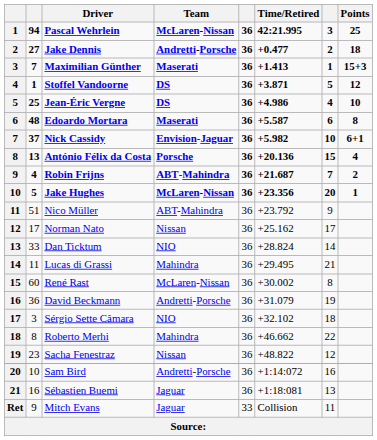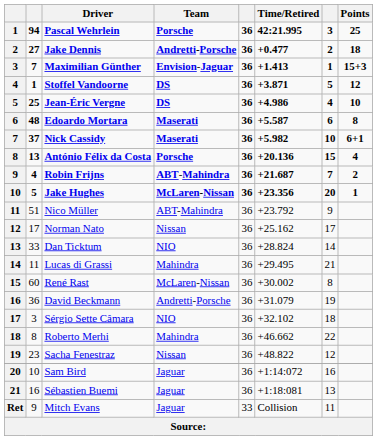(195, 31) McLaren-Nissan -> (175, 31) Porsche
(177, 66) Maserati -> (195, 66) Envision-Jaguar
(195, 138) Envision-Jaguar -> (177, 138) Maserati
(193, 372) Andretti-Porsche -> (170, 372) Jaguar
